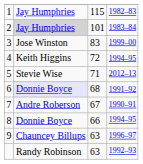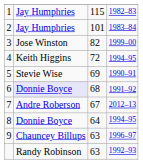(45, 27) lightgrey background -> (45, 27) no background
(95, 43) 83 -> (95, 43) 82
(95, 74) 71 -> (95, 74) 69
(123, 74) 2012–13 -> (123, 74) 1990–91
(123, 105) 1990–91 -> (123, 105) 2012–13
(95, 120) 66 -> (95, 120) 64
